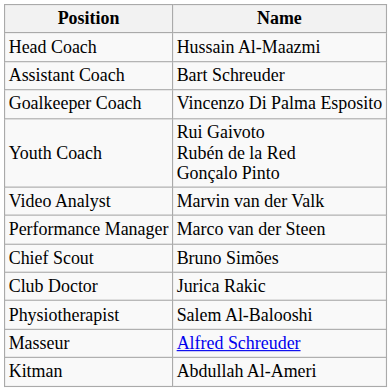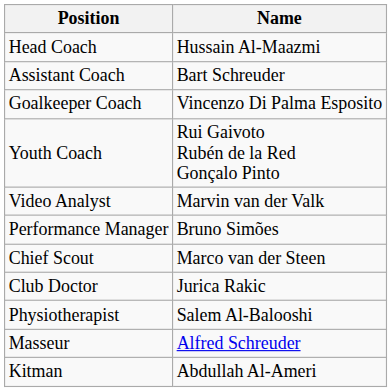(251, 229) Marco van der Steen -> (228, 229) Bruno Simões
(228, 257) Bruno Simões -> (251, 257) Marco van der Steen
